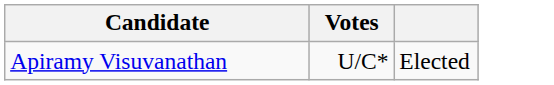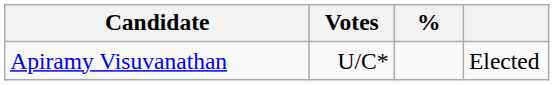+ column: (429, 23)
